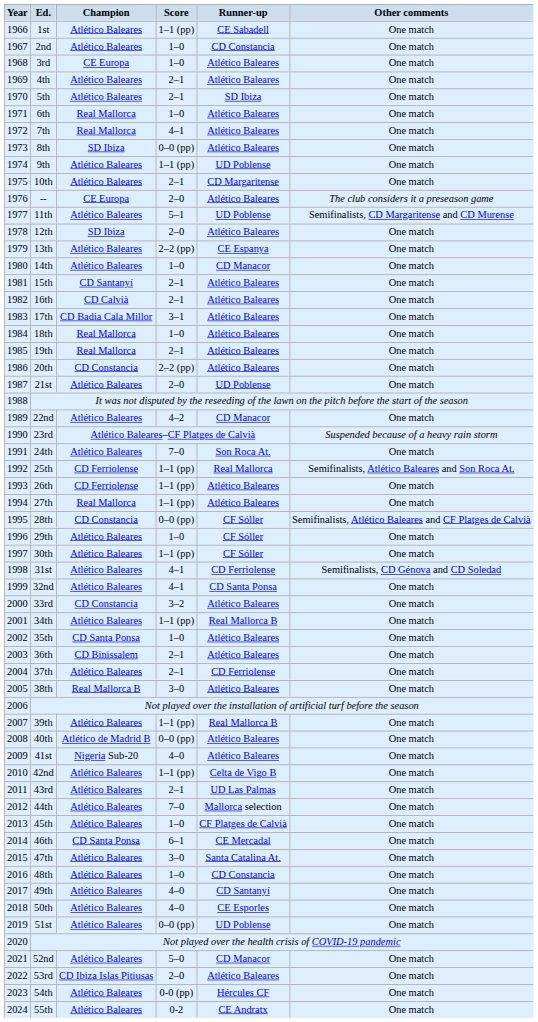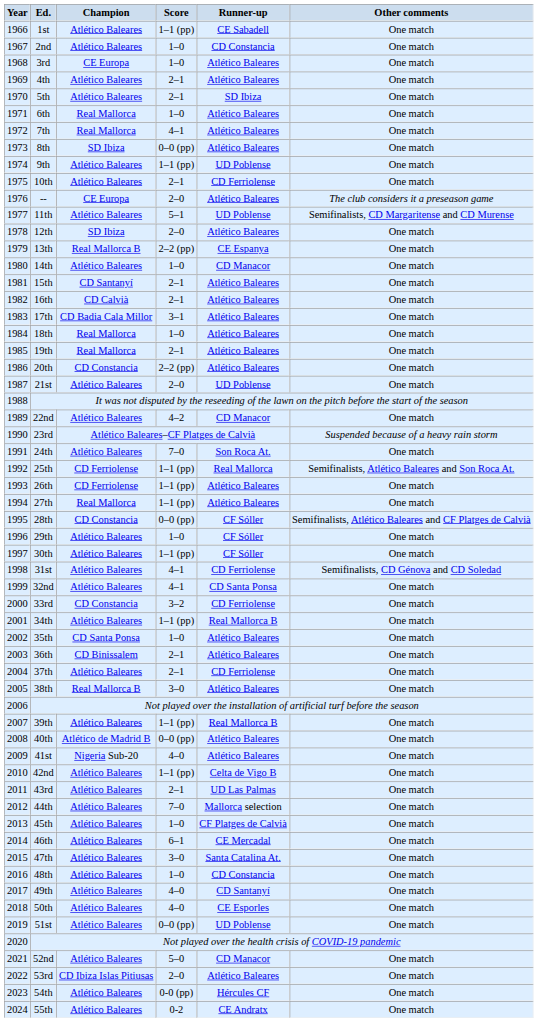(243, 181) CD Margaritense -> (243, 181) CD Ferriolense
(106, 249) Atlético Baleares -> (106, 249) Real Mallorca B
(243, 604) Atlético Baleares -> (243, 604) CD Ferriolense
(106, 840) CD Santa Ponsa -> (106, 840) Atlético Baleares
